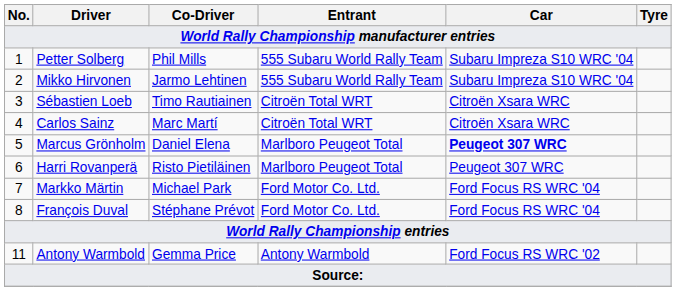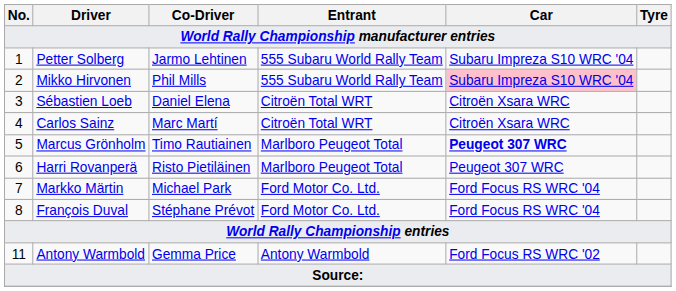(179, 58) Phil Mills -> (199, 58) Jarmo Lehtinen
(199, 80) Jarmo Lehtinen -> (179, 80) Phil Mills
(541, 80) no background -> (541, 80) pink background
(202, 102) Timo Rautiainen -> (191, 102) Daniel Elena
(191, 145) Daniel Elena -> (202, 145) Timo Rautiainen
